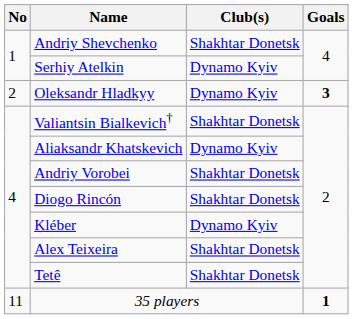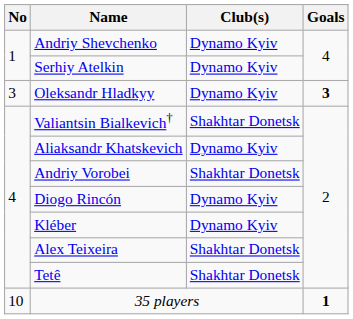(245, 43) Shakhtar Donetsk -> (234, 43) Dynamo Kyiv
(12, 93) 2 -> (12, 93) 3
(245, 199) Shakhtar Donetsk -> (234, 199) Dynamo Kyiv
(16, 301) 11 -> (16, 301) 10
